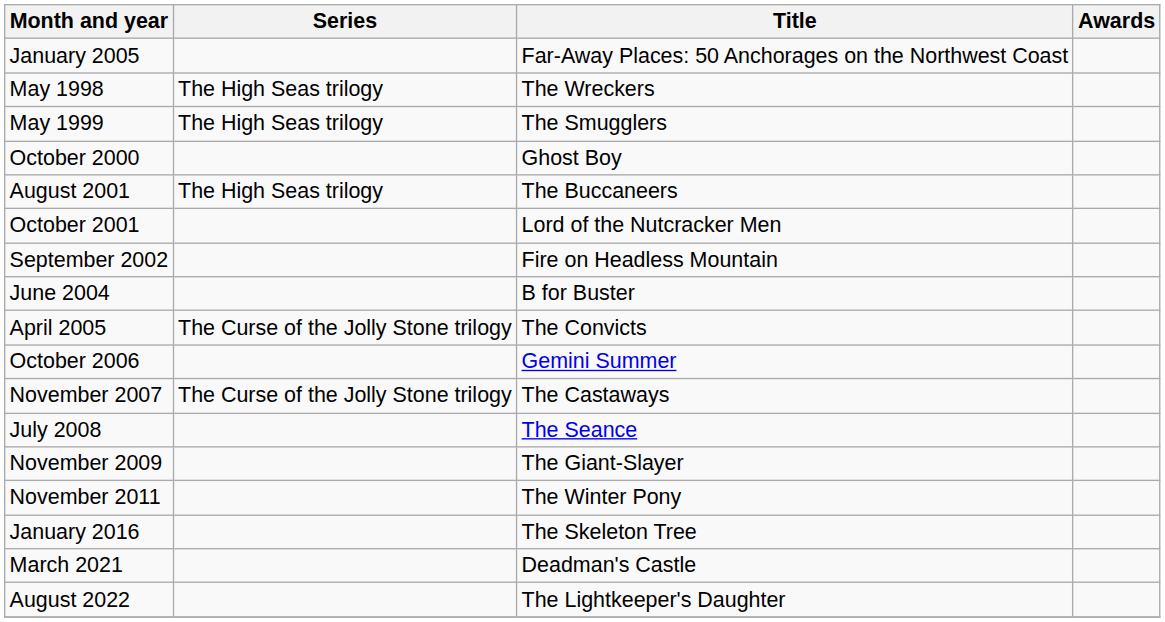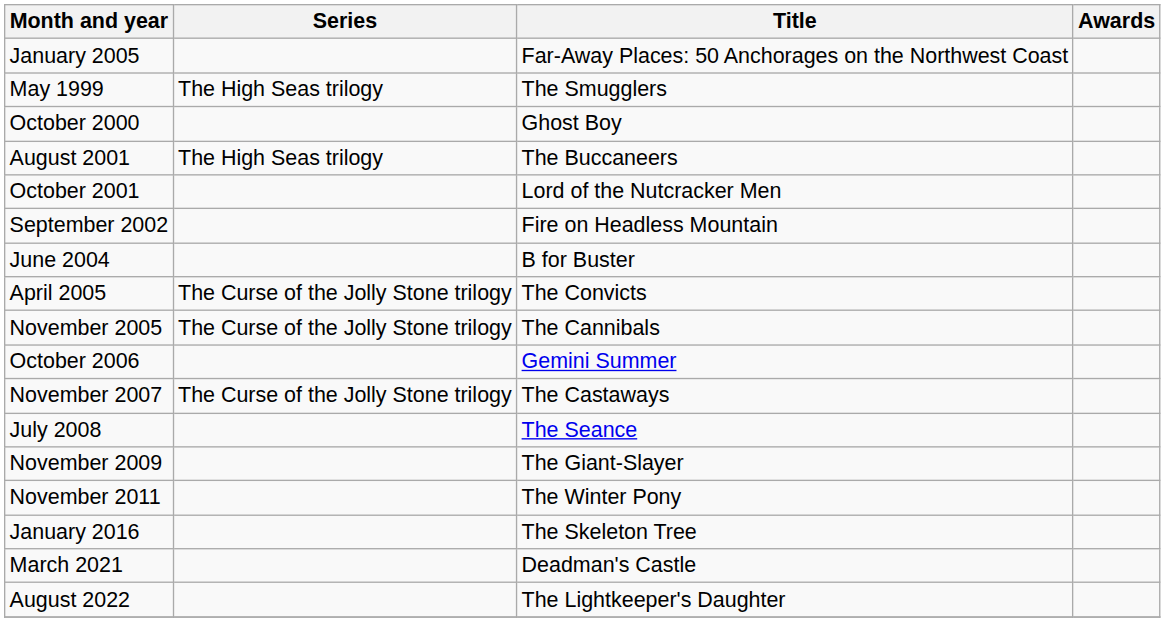- row: (57, 89)
+ row: (86, 327)
